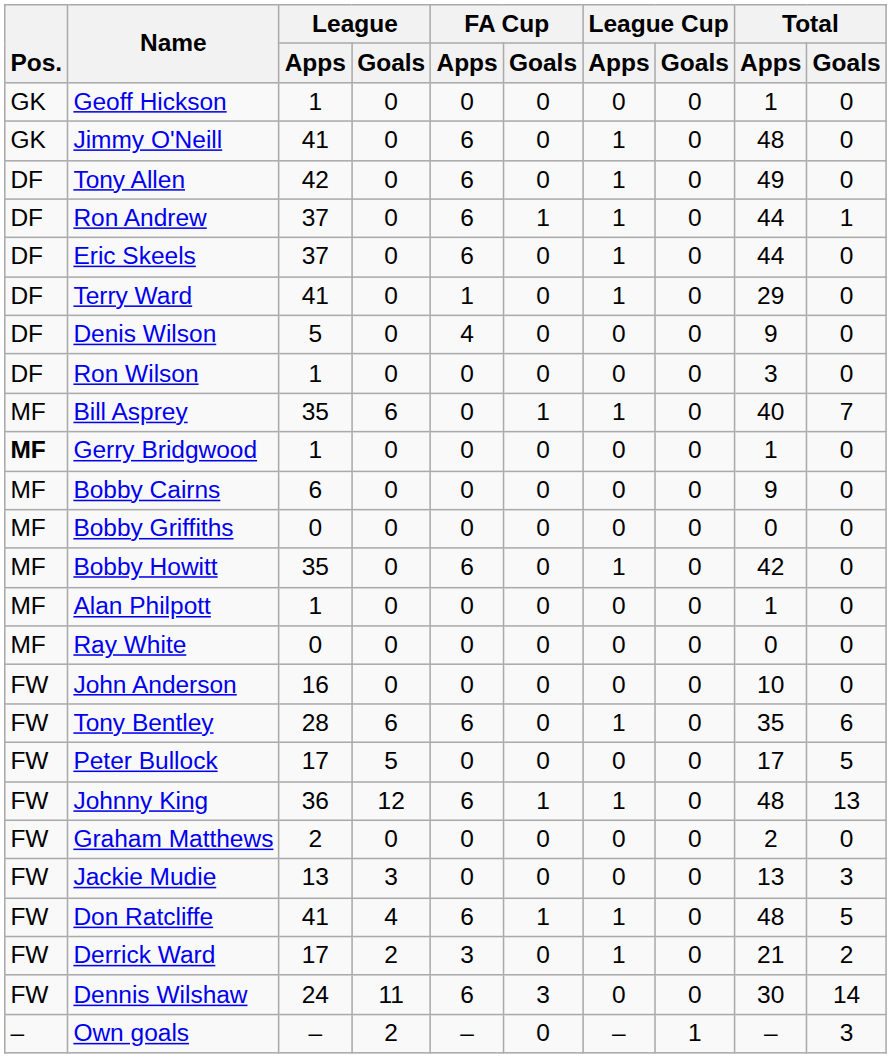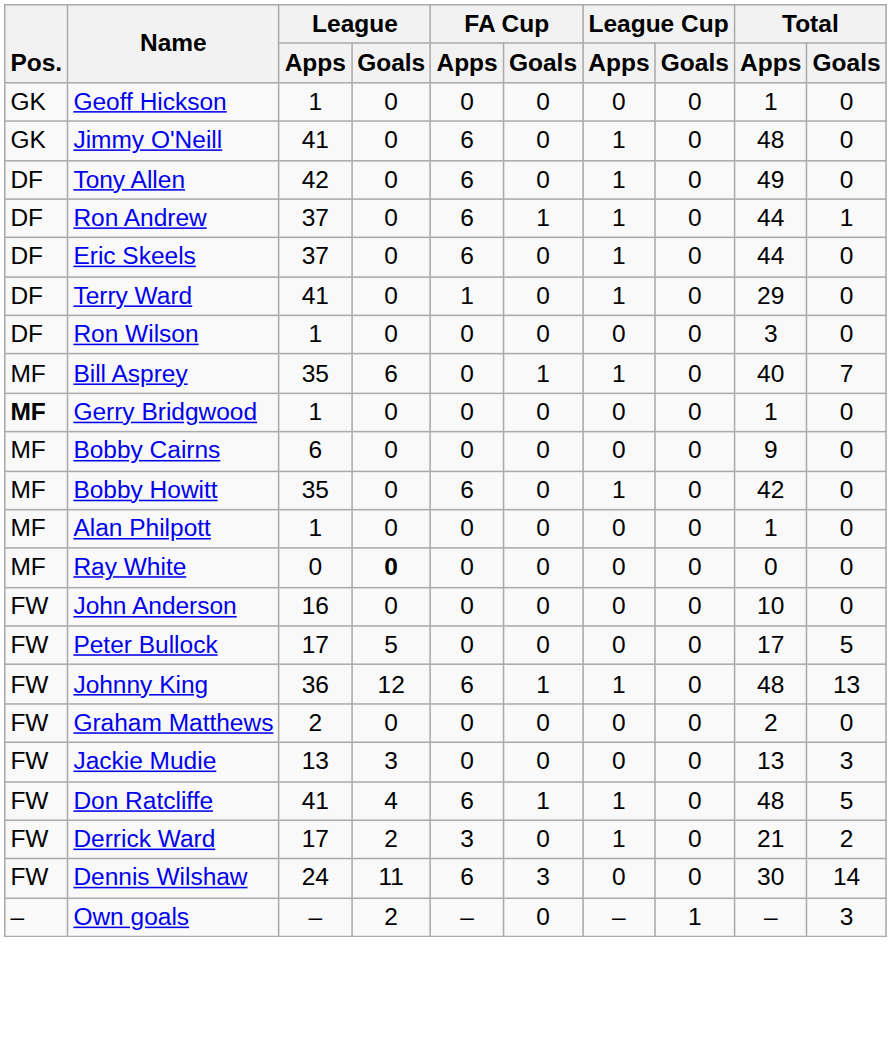- row: (145, 334)
- row: (153, 528)
(391, 645) normal -> (391, 567) bold
- row: (143, 722)
